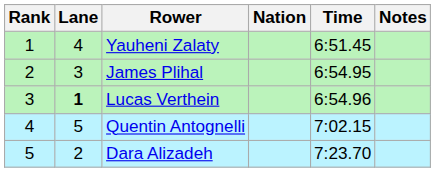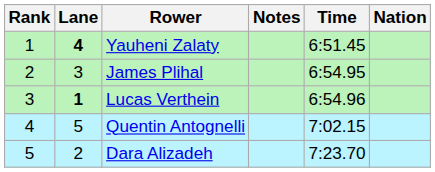columns swapped: (280, 18) <-> (403, 18)
(78, 45) normal -> (78, 45) bold
